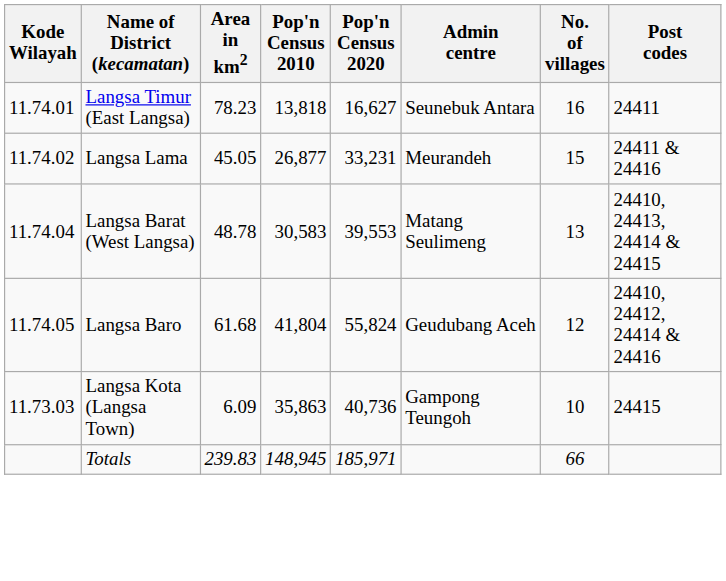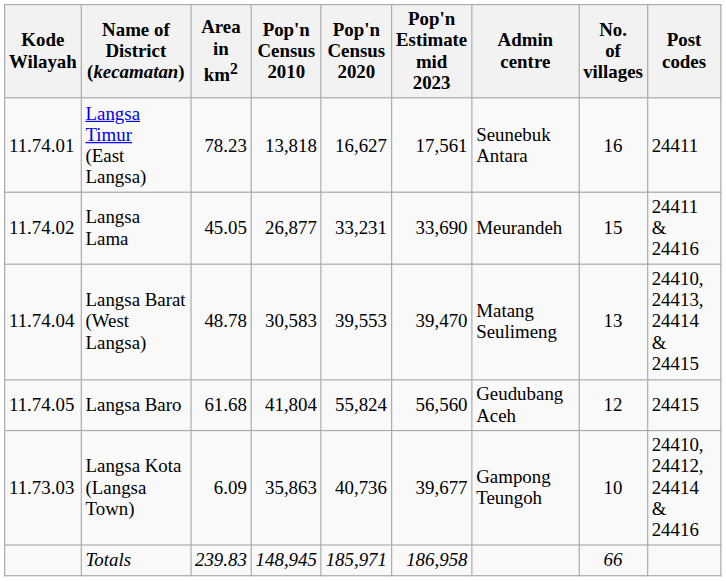+ column: (432, 51)
(647, 324) 24410, 24412, 24414 & 24416 -> (675, 404) 24415
(637, 407) 24415 -> (678, 487) 24410, 24412, 24414 & 24416
